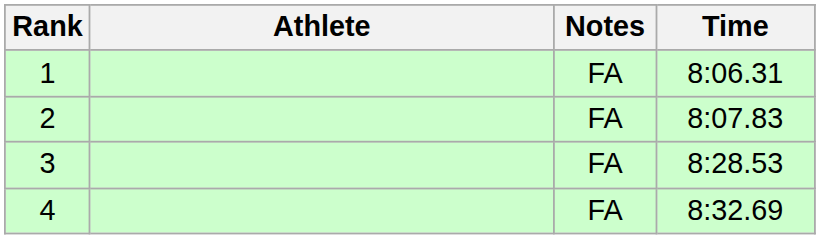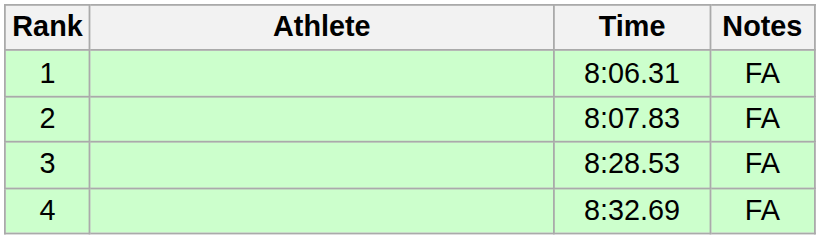columns swapped: (735, 27) <-> (605, 27)
